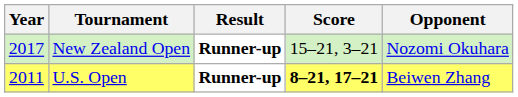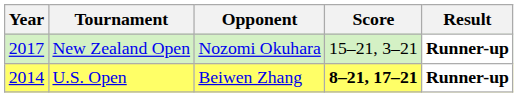columns swapped: (448, 19) <-> (240, 19)
(26, 77) 2011 -> (26, 77) 2014
